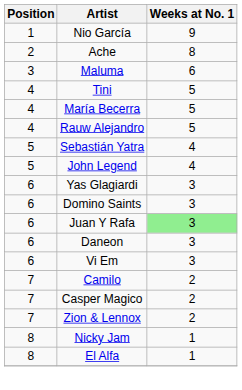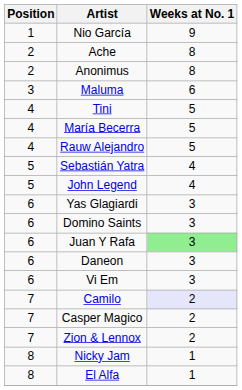+ row: (102, 71)
(192, 280) no background -> (192, 299) lavender background
